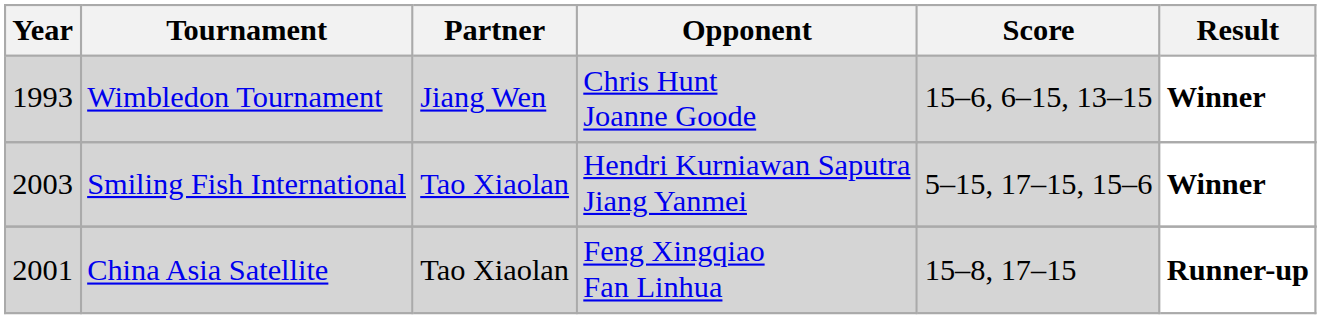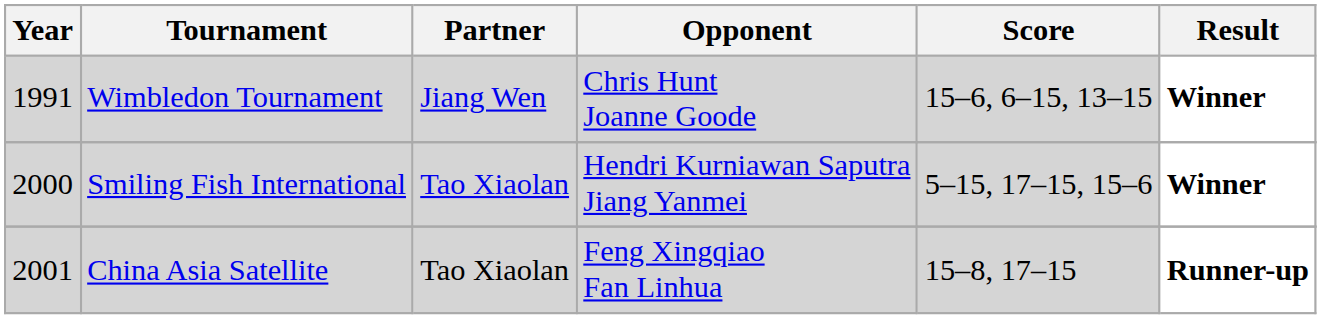(43, 97) 1993 -> (43, 97) 1991
(43, 183) 2003 -> (43, 183) 2000
